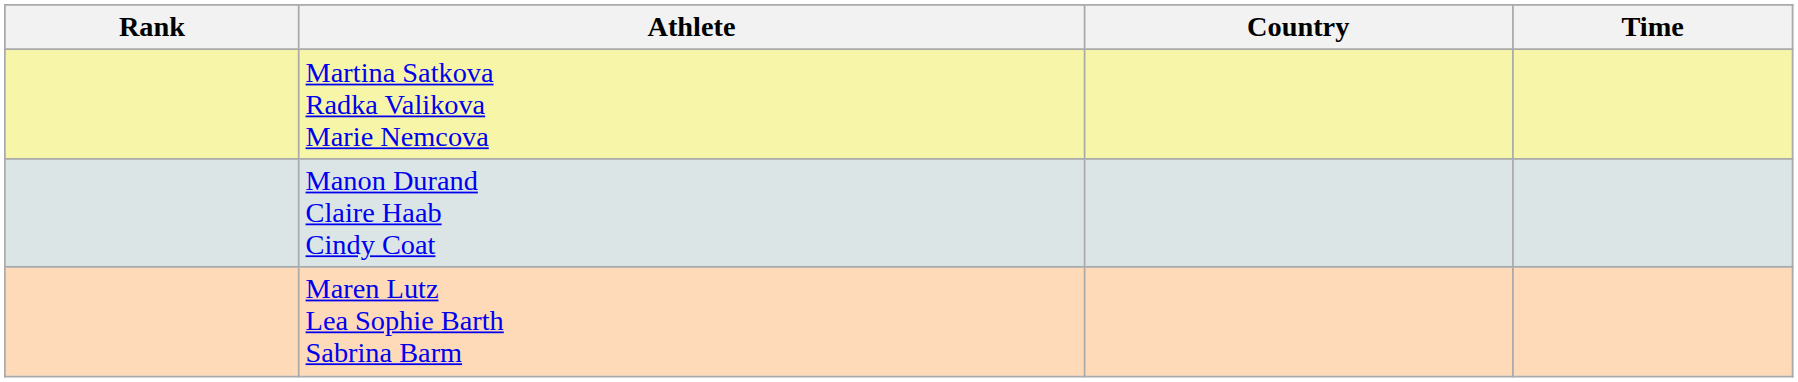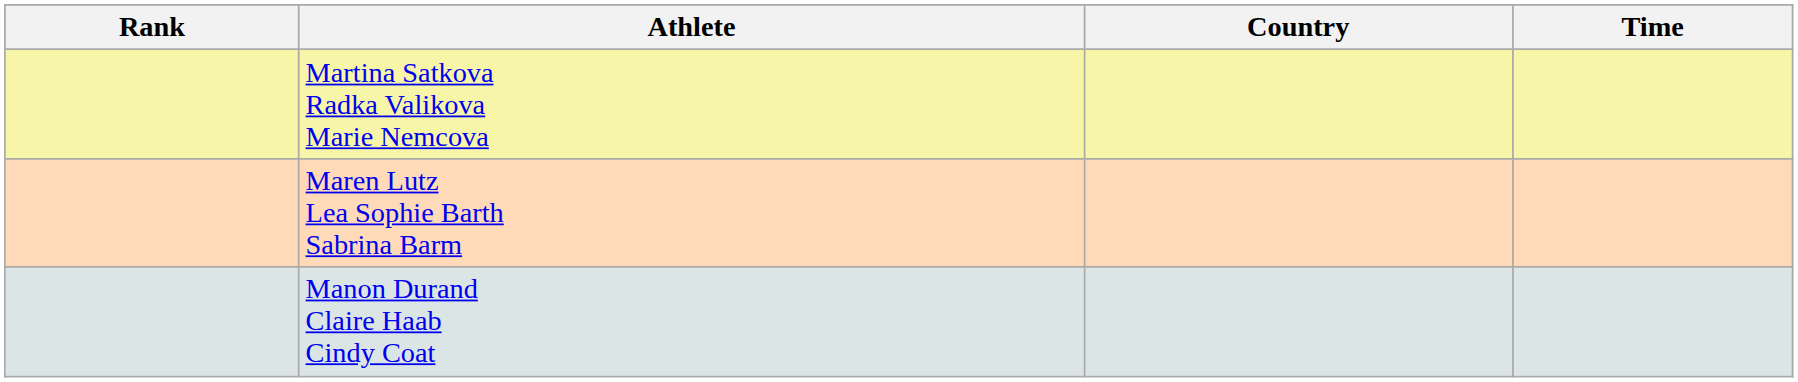rows swapped: (392, 212) <-> (405, 320)
